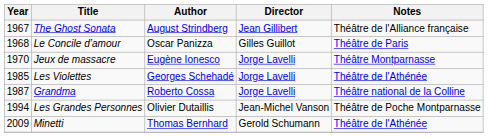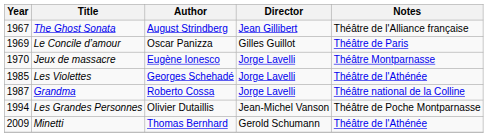(18, 44) 1968 -> (18, 44) 1969
